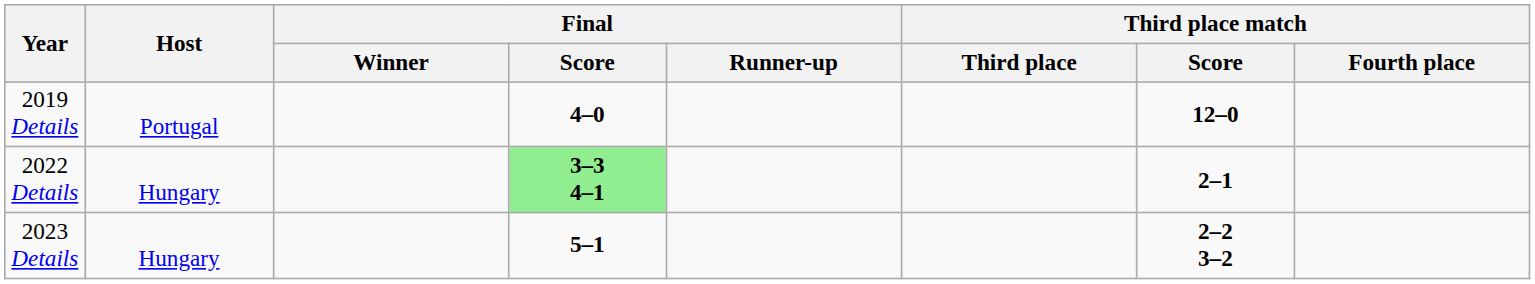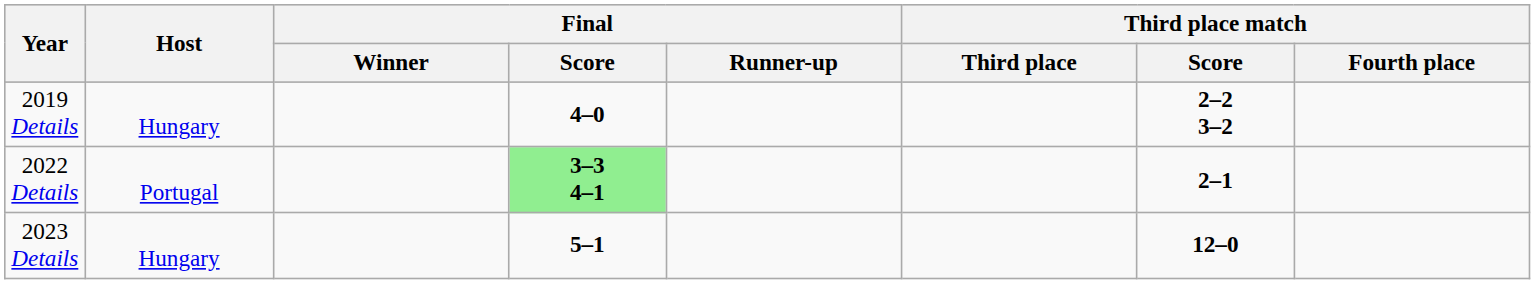(179, 127) Portugal -> (179, 127) Hungary
(1215, 114) 12–0 -> (1215, 114) 2–2 3–2
(179, 193) Hungary -> (179, 193) Portugal
(1215, 245) 2–2 3–2 -> (1215, 245) 12–0
